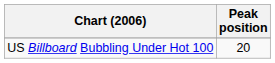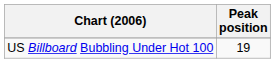(243, 48) 20 -> (243, 48) 19
